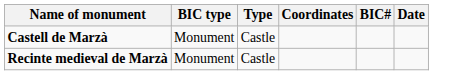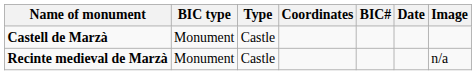+ column: (450, 15)
